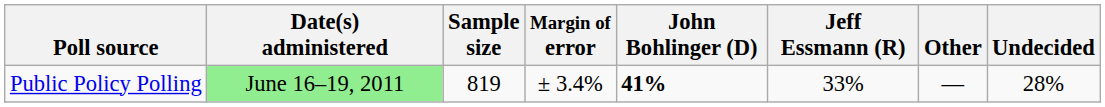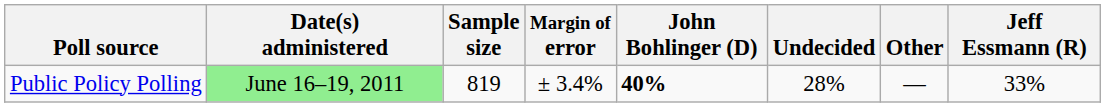columns swapped: (843, 35) <-> (1043, 47)
(644, 83) 41% -> (644, 83) 40%
